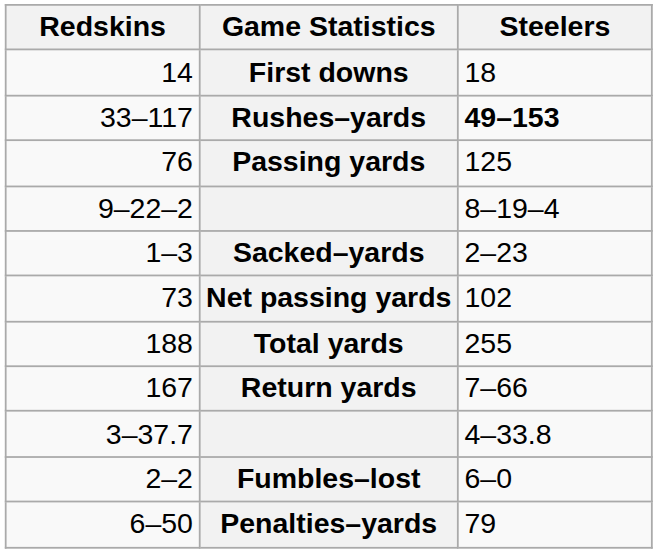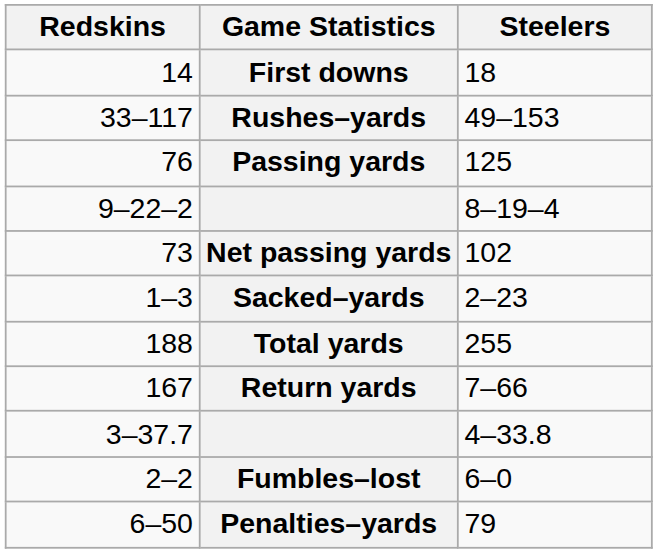(512, 117) bold -> (512, 117) normal
rows swapped: (169, 252) <-> (177, 298)
